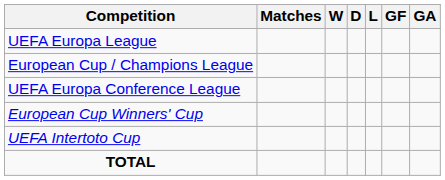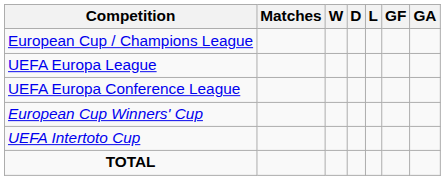rows swapped: (131, 65) <-> (82, 41)
